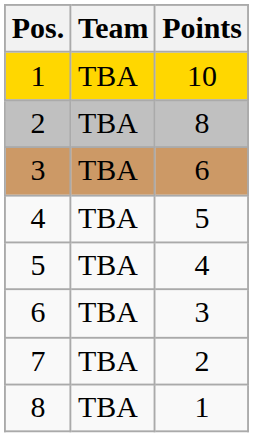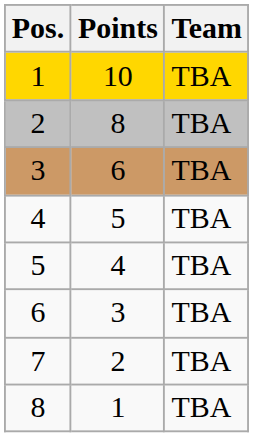columns swapped: (113, 28) <-> (202, 28)
